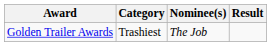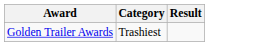- column: (198, 13)
